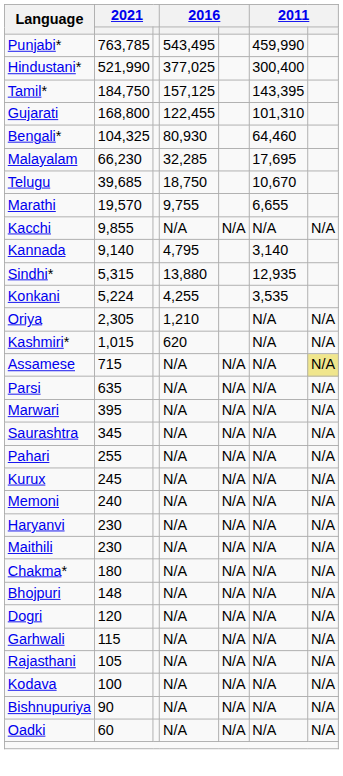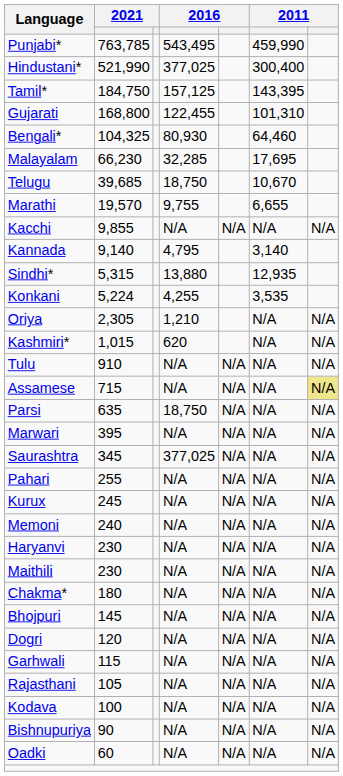+ row: (22, 365)
(175, 387) N/A -> (185, 410) 18,750
(175, 433) N/A -> (189, 456) 377,025
(110, 593) 148 -> (110, 616) 145
